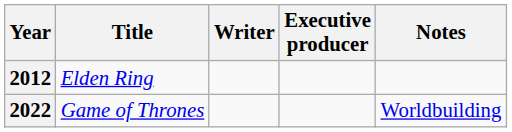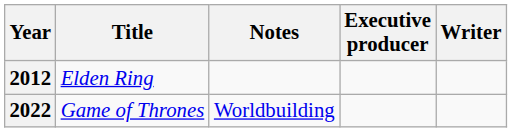columns swapped: (244, 32) <-> (441, 32)
